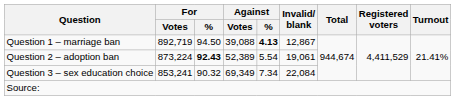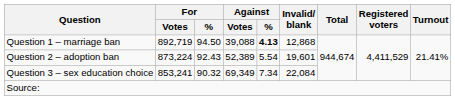(301, 42) 12,867 -> (301, 42) 12,868
(209, 57) bold -> (209, 57) normal
(301, 57) 19,061 -> (301, 57) 19,601
